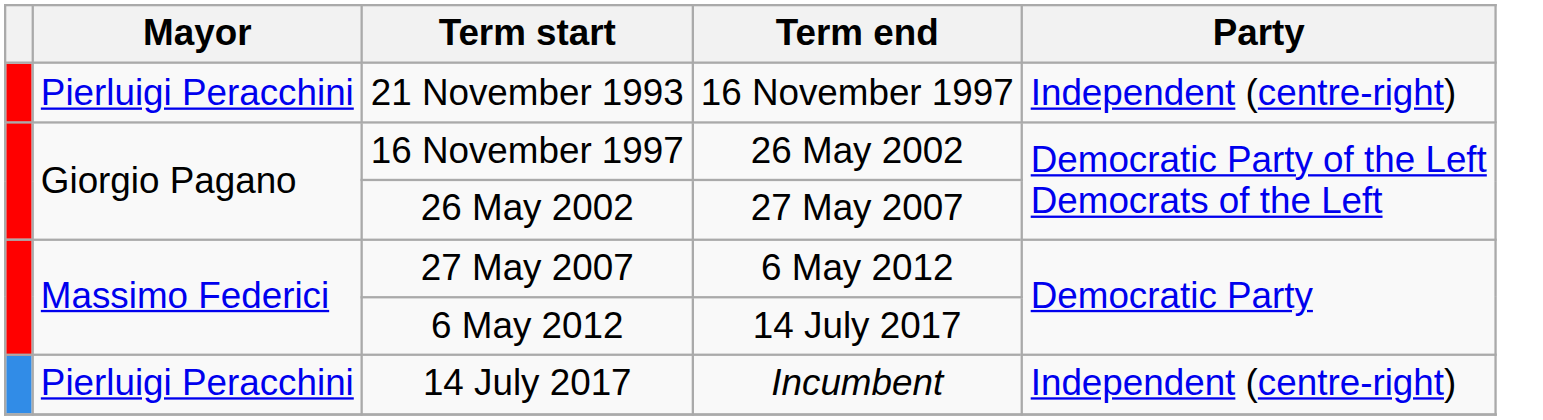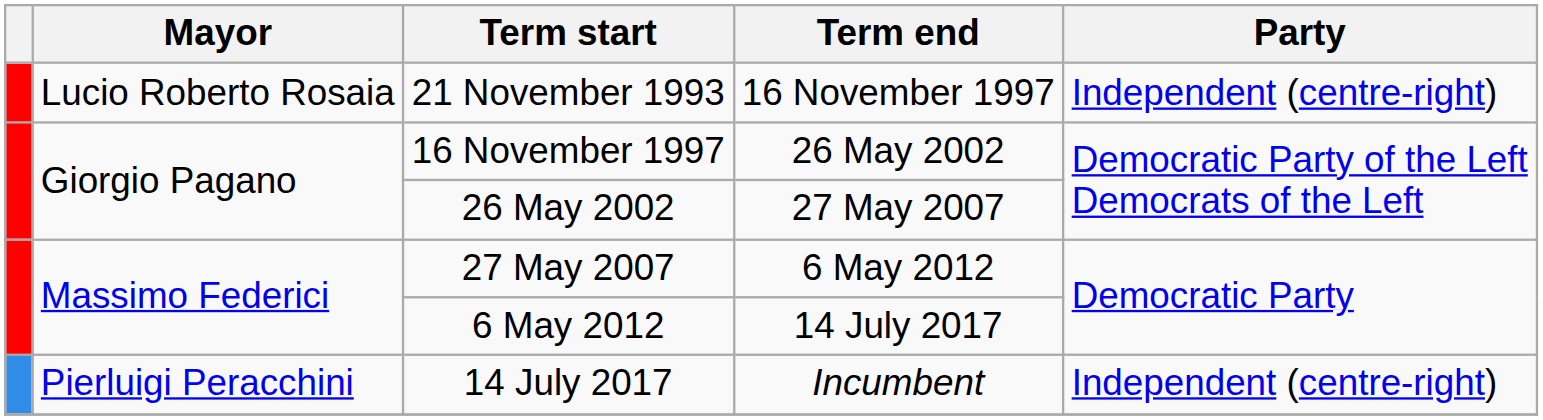(197, 92) Pierluigi Peracchini -> (218, 92) Lucio Roberto Rosaia
